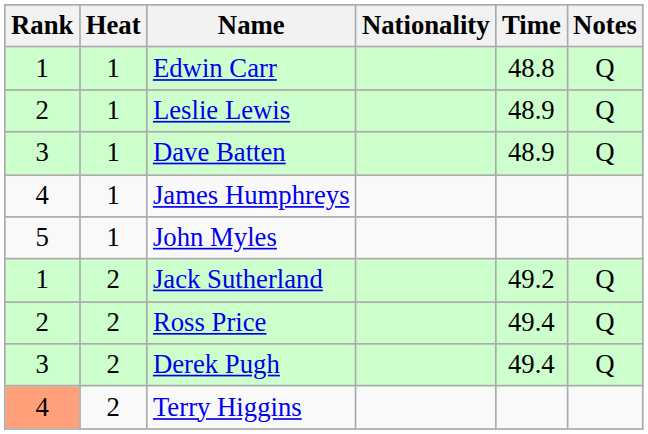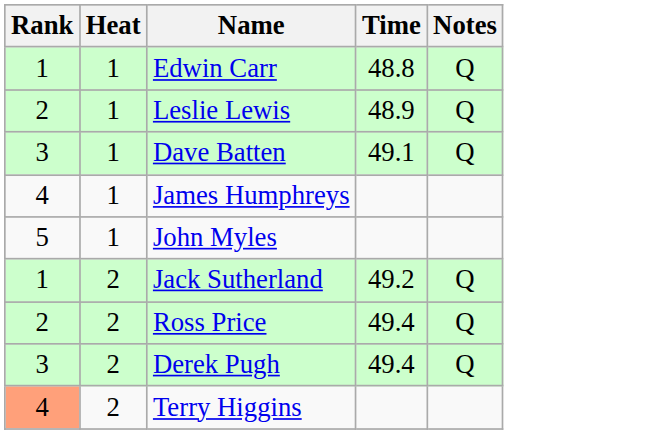- column: (426, 25)
(531, 152) 48.9 -> (391, 152) 49.1
